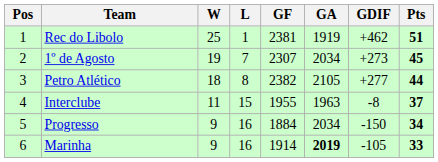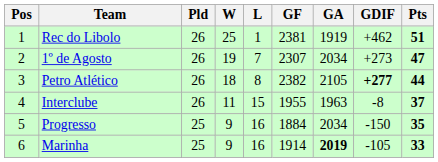+ column: (198, 15)
(416, 59) 45 -> (418, 59) 47
(374, 80) normal -> (378, 80) bold
(416, 124) 34 -> (418, 124) 35
